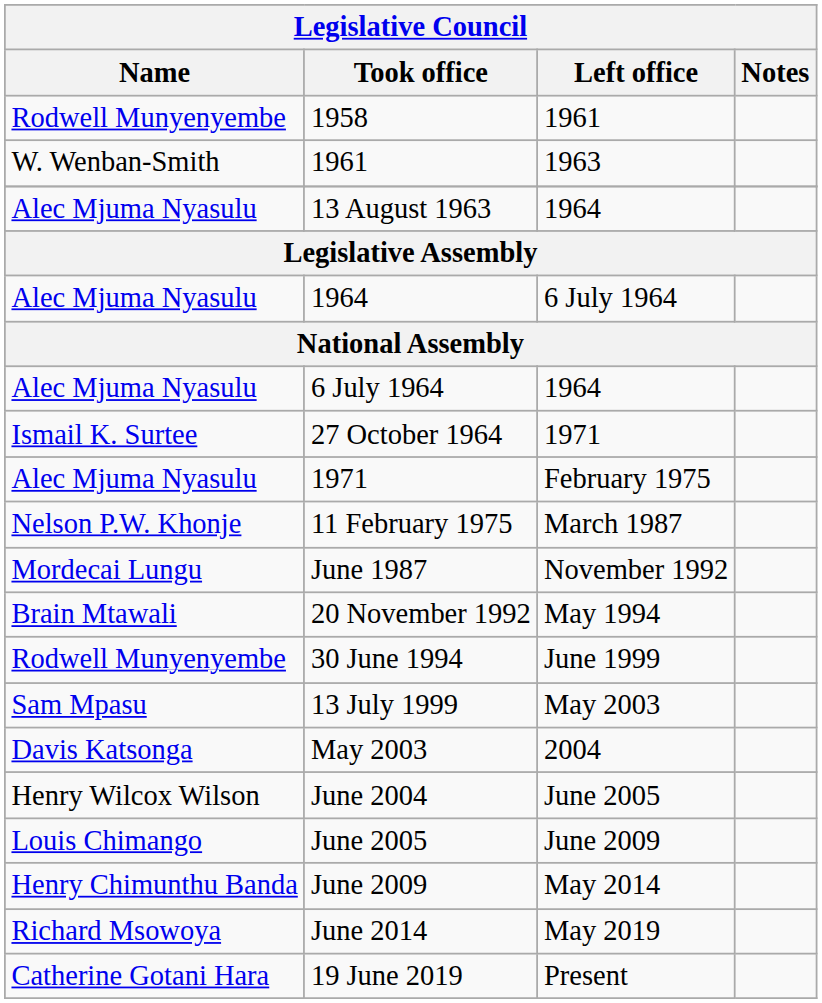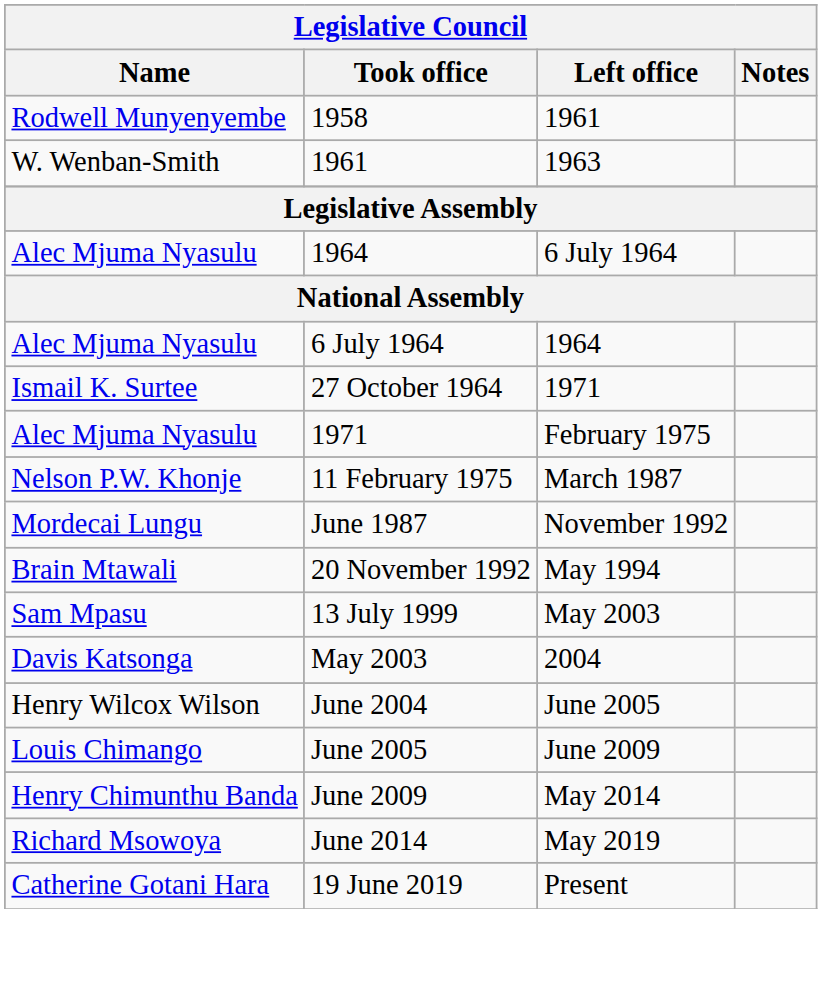- row: (401, 207)
- row: (387, 659)
